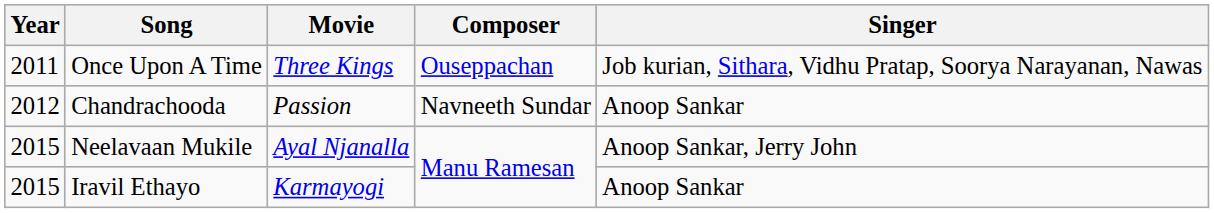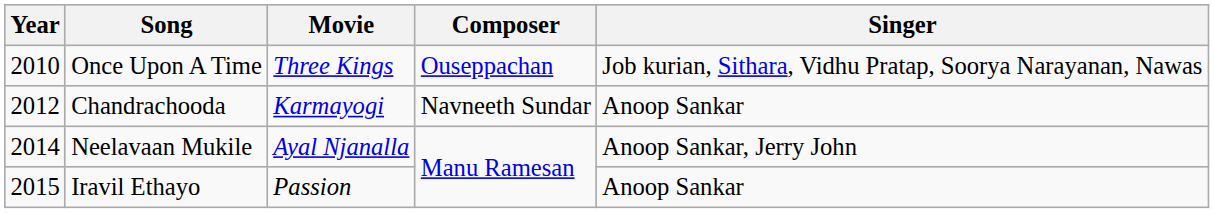(35, 65) 2011 -> (35, 65) 2010
(312, 106) Passion -> (329, 106) Karmayogi
(35, 146) 2015 -> (35, 146) 2014
(329, 187) Karmayogi -> (312, 187) Passion
